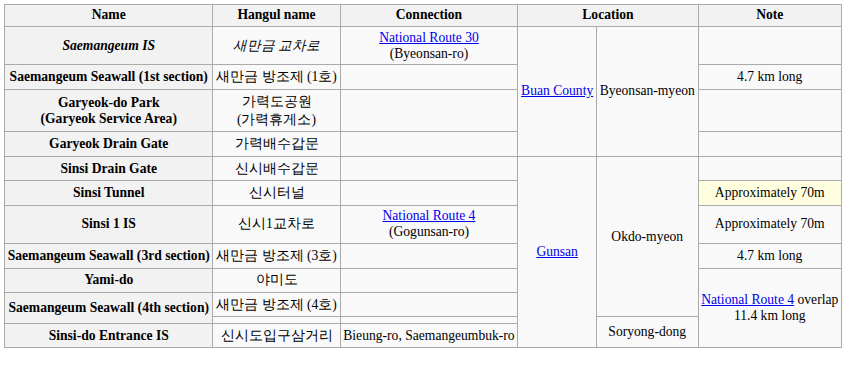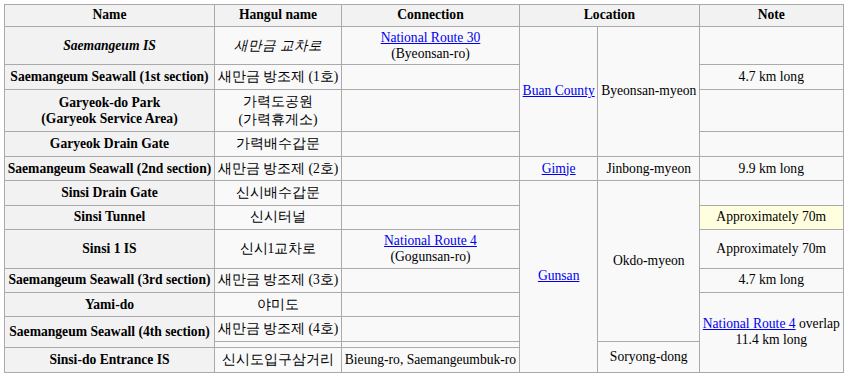+ row: (109, 168)
